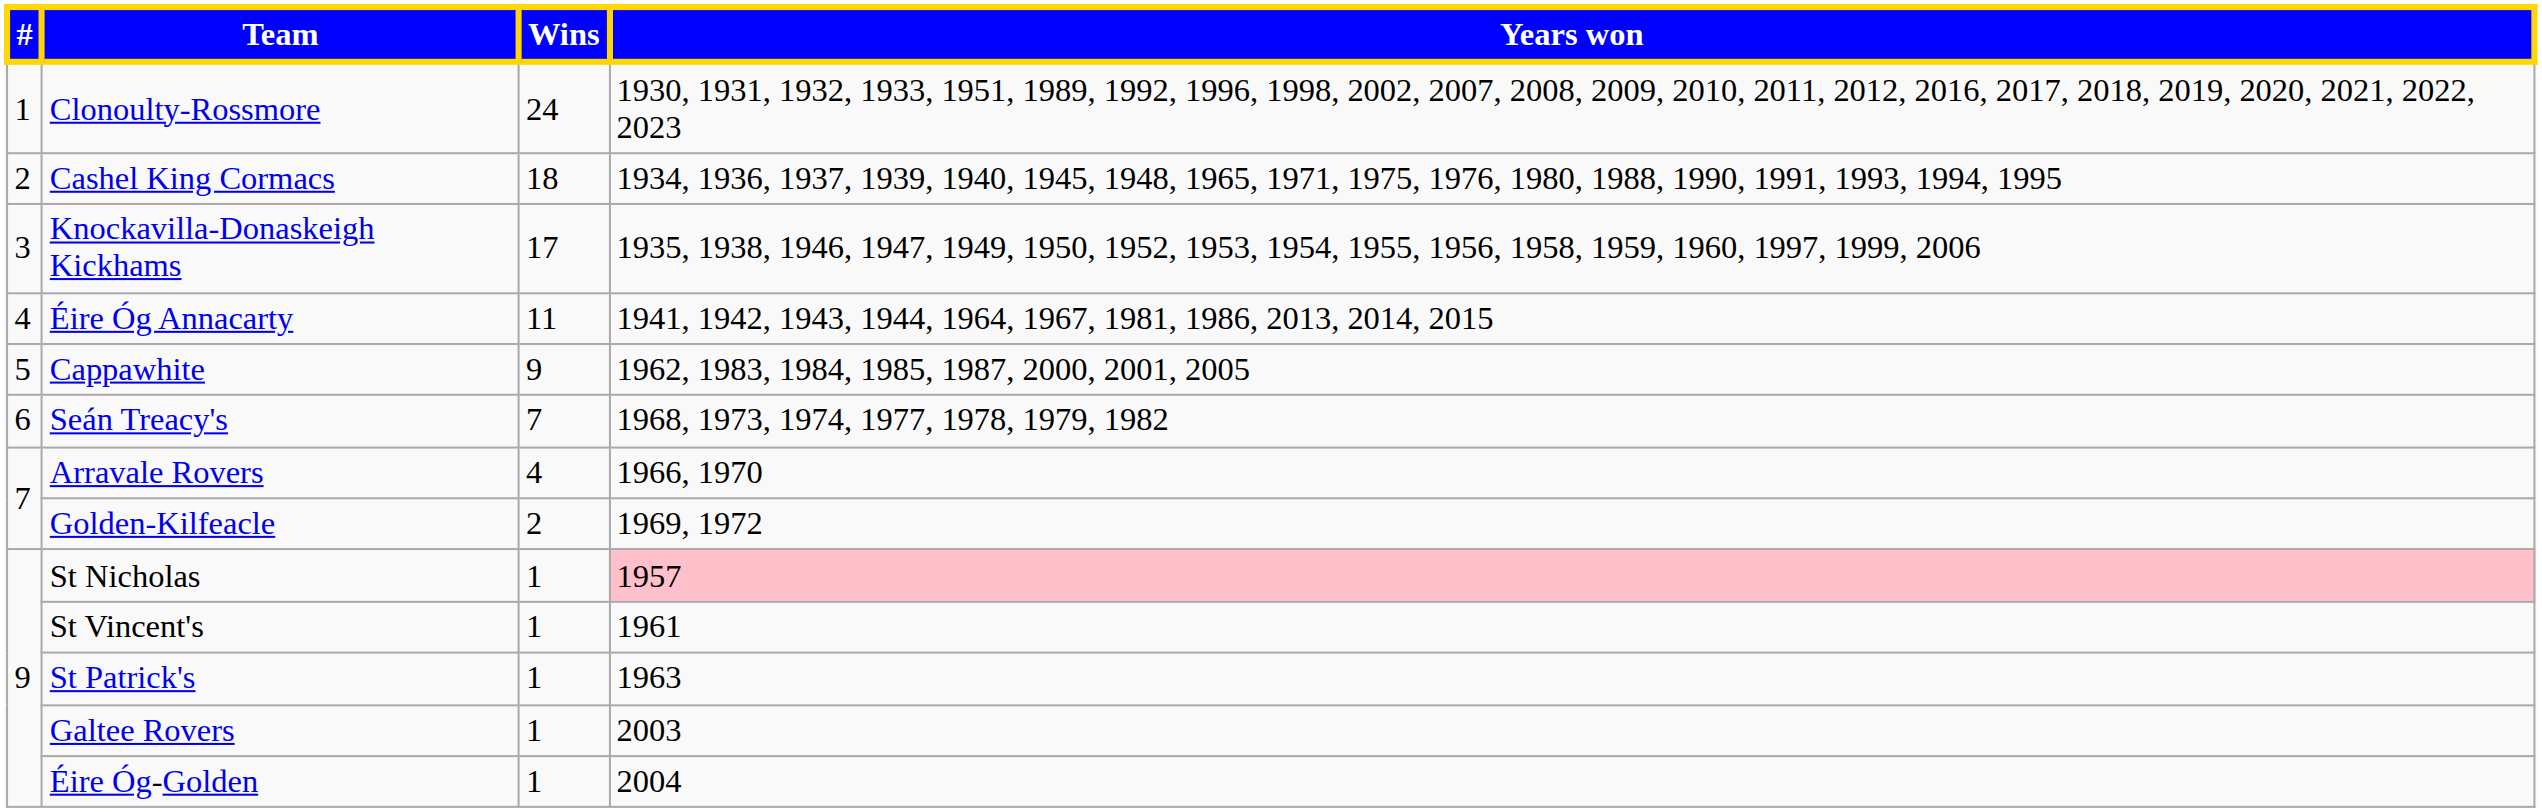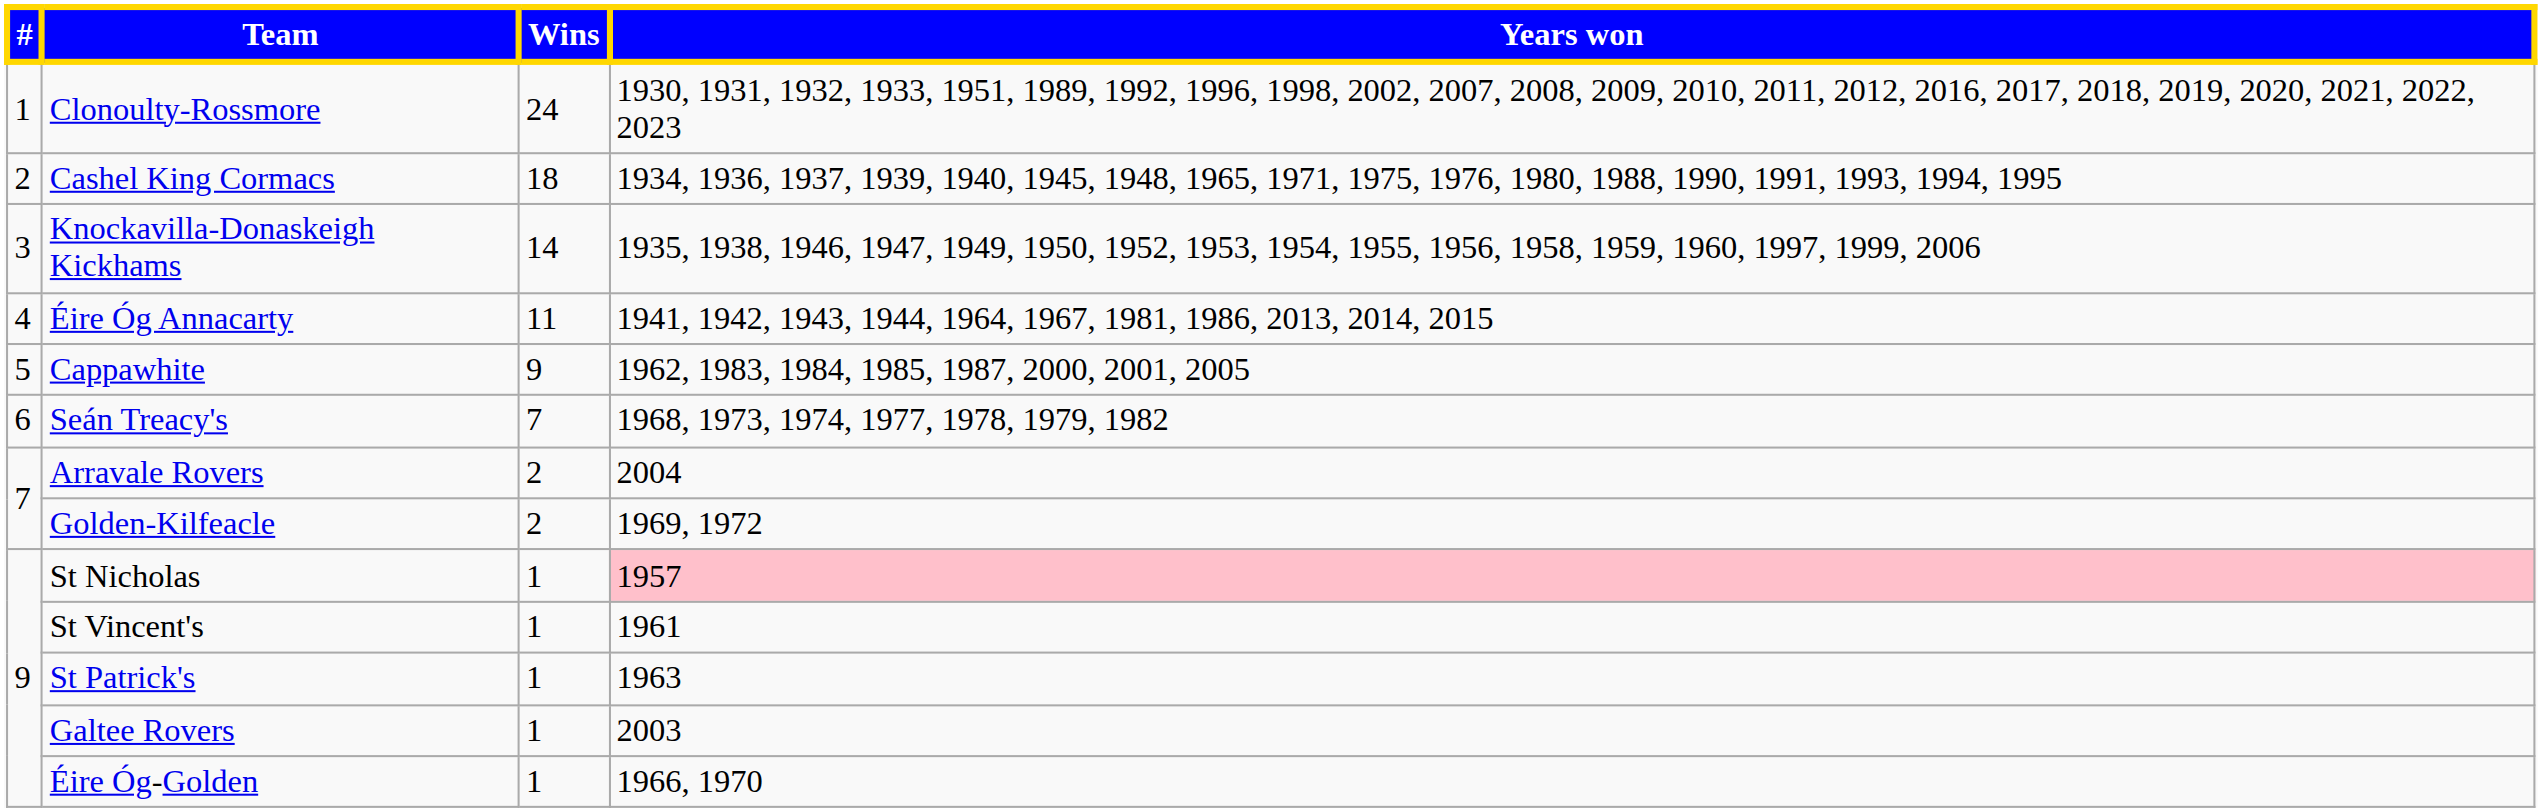(542, 247) 17 -> (542, 247) 14
(534, 472) 4 -> (534, 472) 2
(690, 472) 1966, 1970 -> (649, 472) 2004
(649, 781) 2004 -> (690, 781) 1966, 1970
